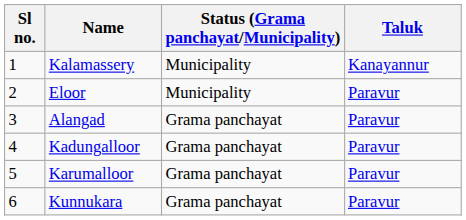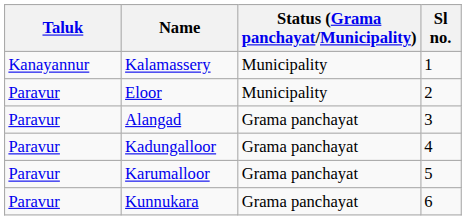columns swapped: (25, 28) <-> (402, 28)
